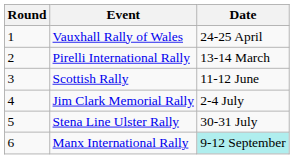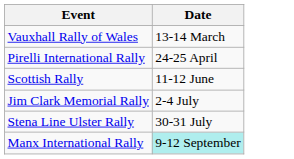- column: (27, 15)
(231, 36) 24-25 April -> (190, 36) 13-14 March
(235, 57) 13-14 March -> (186, 57) 24-25 April
